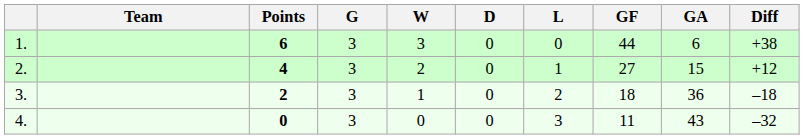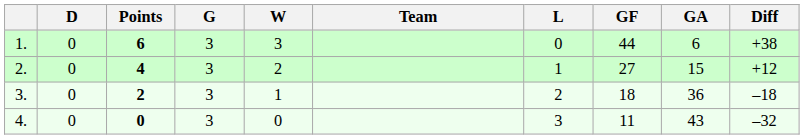columns swapped: (143, 17) <-> (490, 17)
